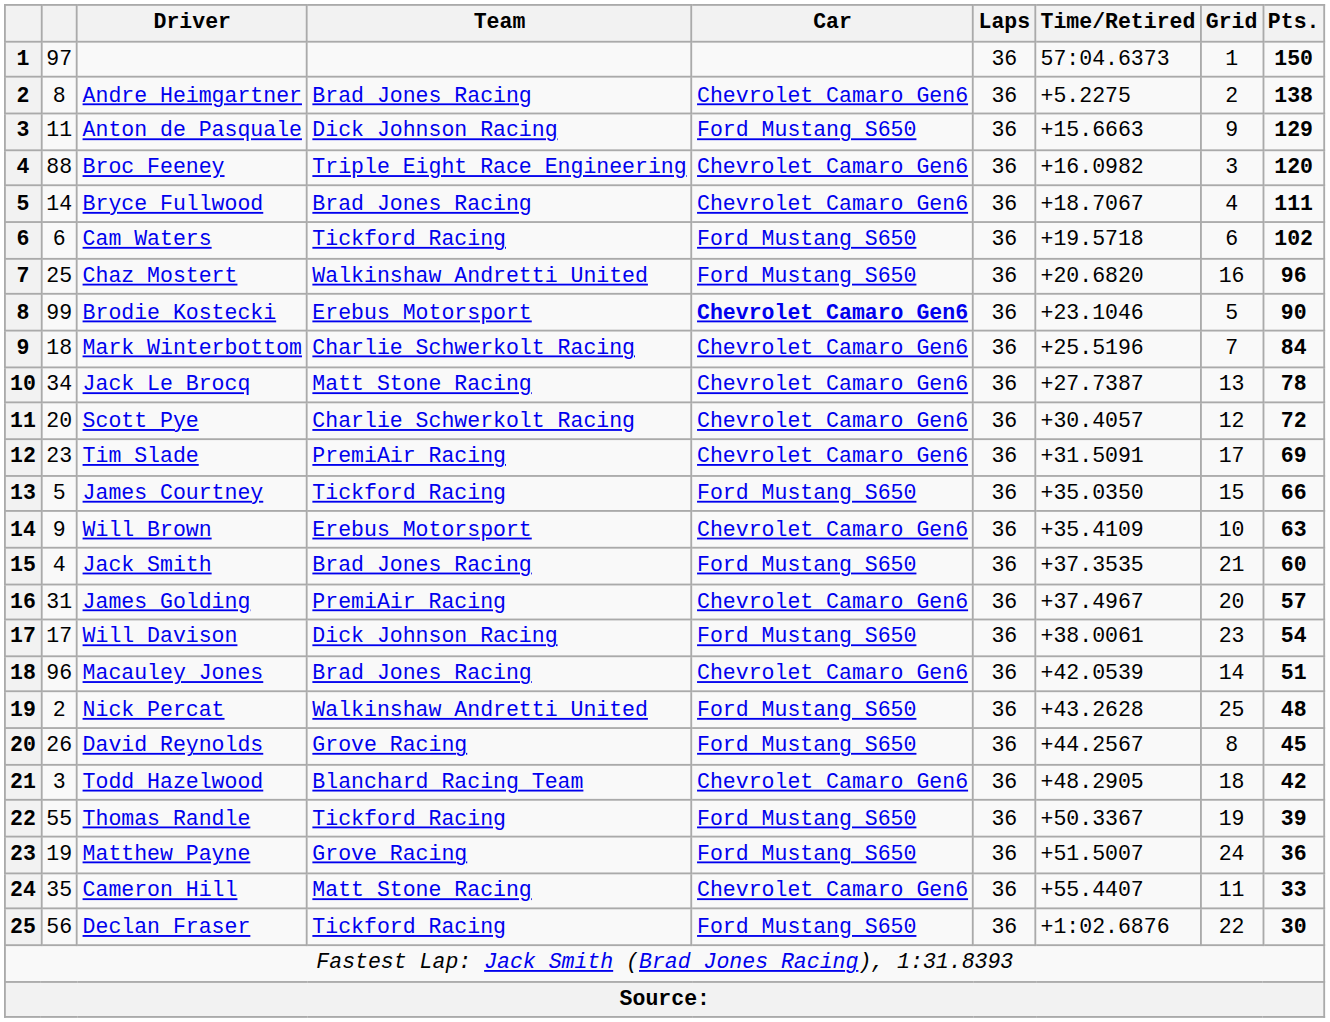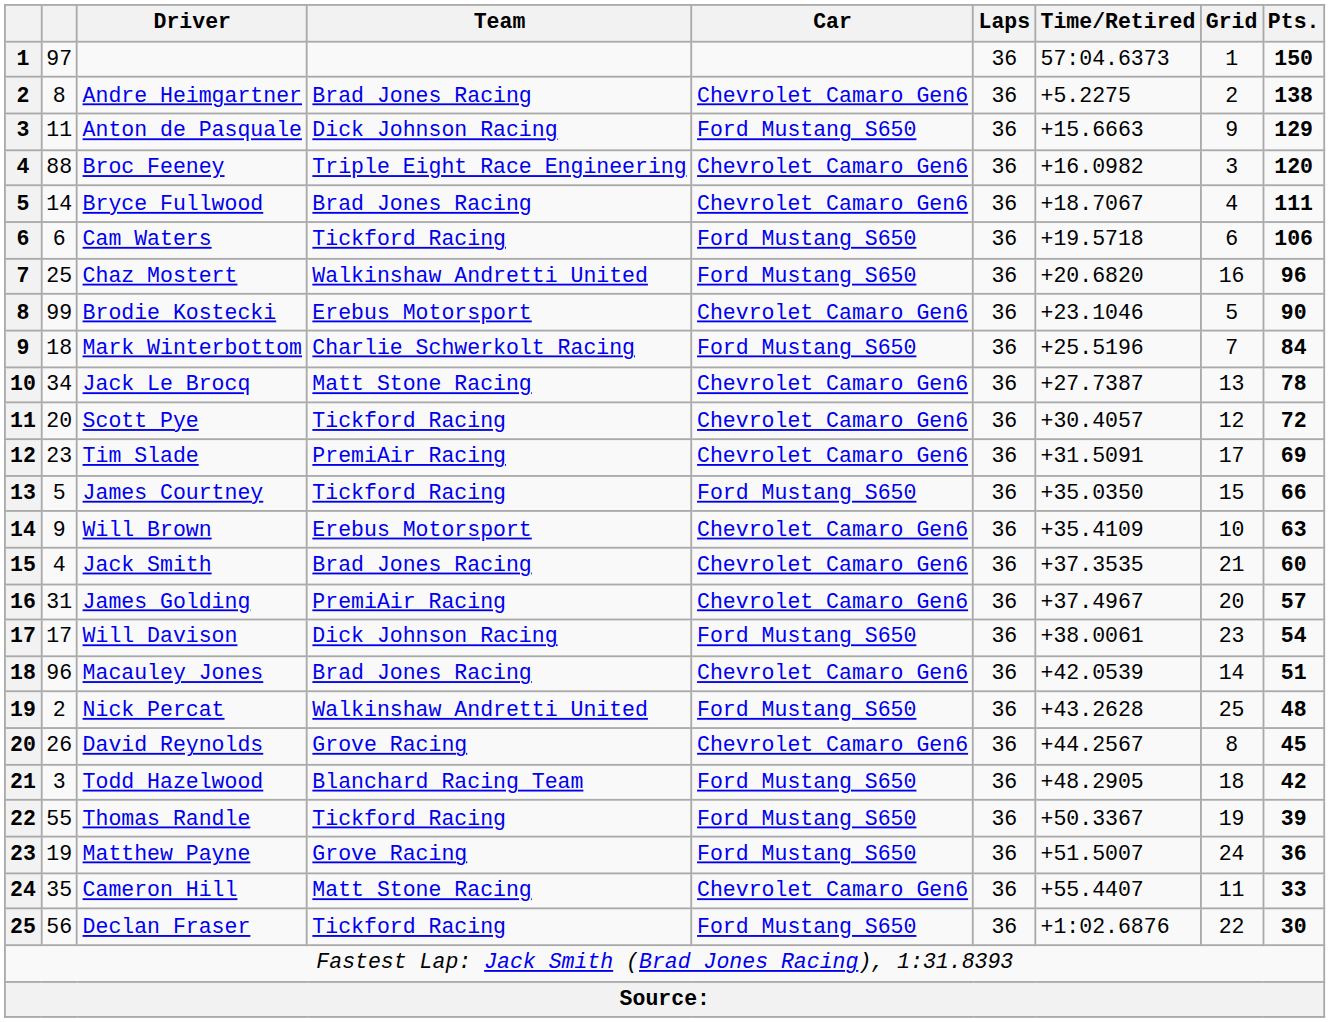(1294, 240) 102 -> (1294, 240) 106
(833, 312) bold -> (833, 312) normal
(833, 348) Chevrolet Camaro Gen6 -> (807, 348) Ford Mustang S650
(474, 421) Charlie Schwerkolt Racing -> (409, 421) Tickford Racing
(807, 565) Ford Mustang S650 -> (833, 565) Chevrolet Camaro Gen6
(807, 746) Ford Mustang S650 -> (833, 746) Chevrolet Camaro Gen6
(833, 782) Chevrolet Camaro Gen6 -> (807, 782) Ford Mustang S650
